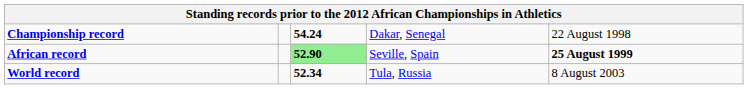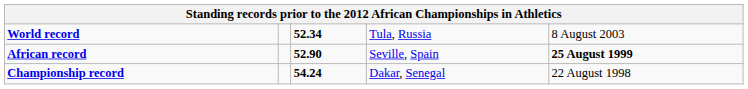rows swapped: (43, 73) <-> (66, 34)
(308, 53) lightgreen background -> (308, 53) no background
